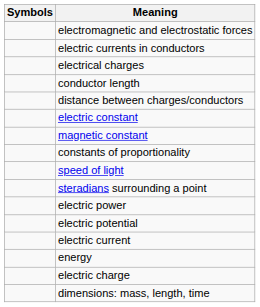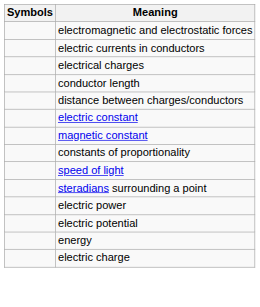- row: (94, 240)
- row: (134, 293)
